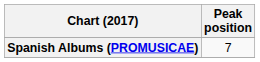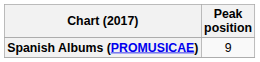(228, 47) 7 -> (228, 47) 9
